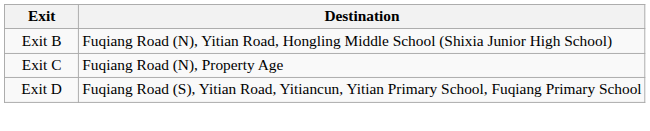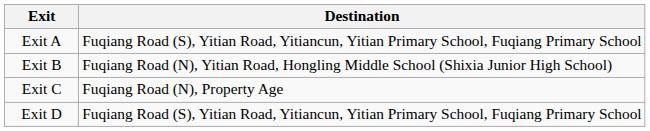+ row: (42, 41)
